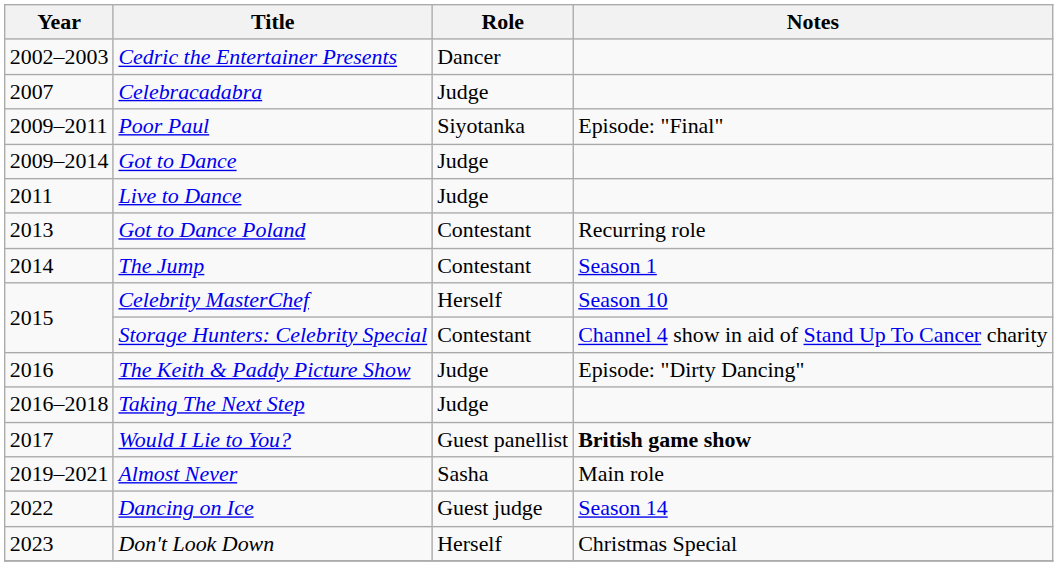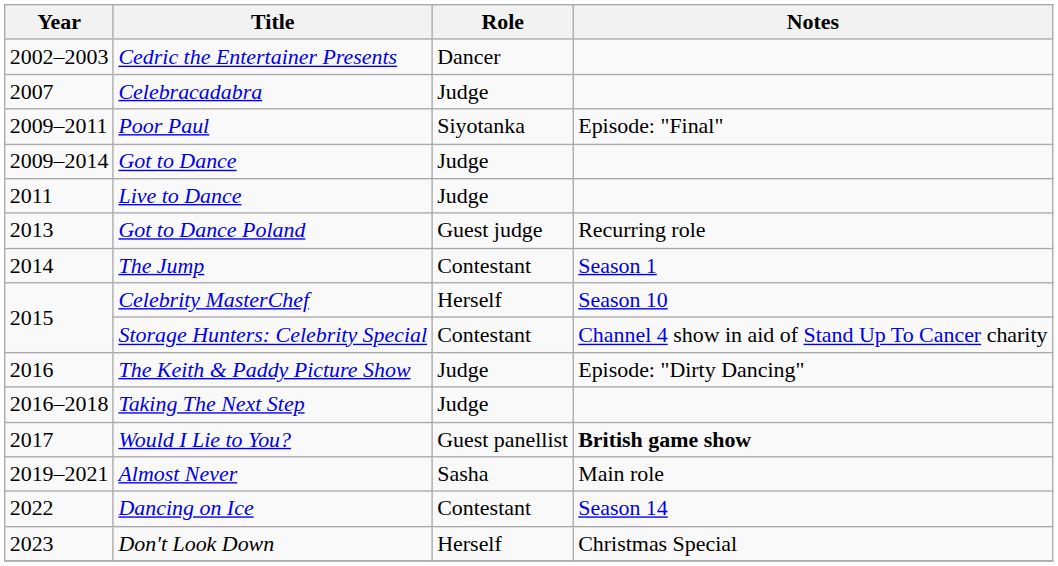(484, 230) Contestant -> (490, 230) Guest judge
(490, 508) Guest judge -> (484, 508) Contestant
